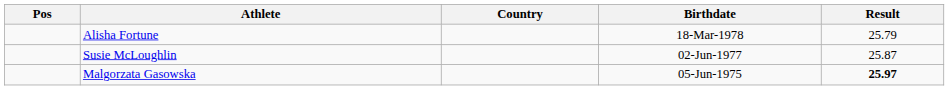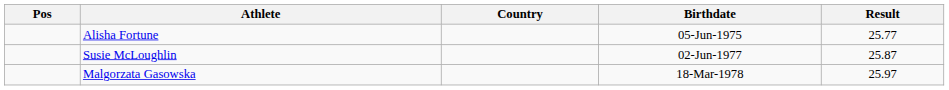(710, 34) 18-Mar-1978 -> (710, 34) 05-Jun-1975
(883, 34) 25.79 -> (883, 34) 25.77
(710, 74) 05-Jun-1975 -> (710, 74) 18-Mar-1978
(883, 74) bold -> (883, 74) normal
